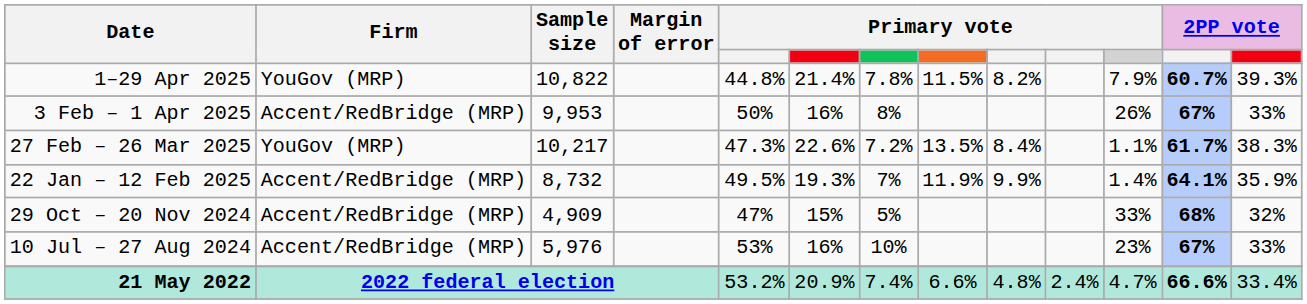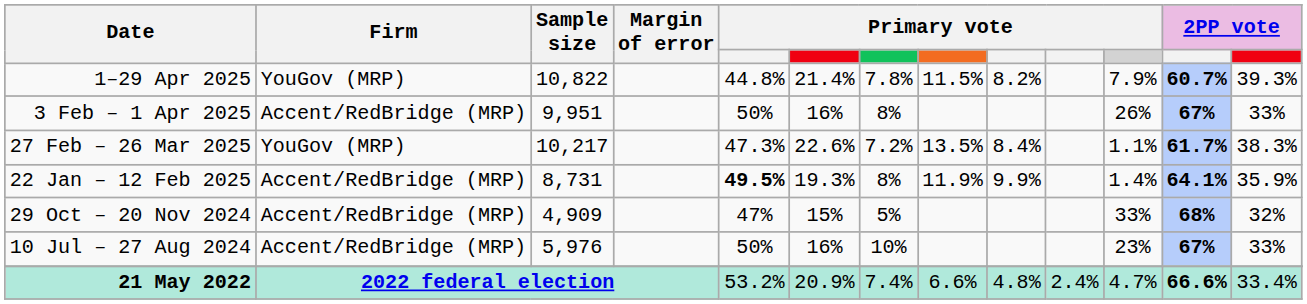(572, 113) 9,953 -> (572, 113) 9,951
(572, 181) 8,732 -> (572, 181) 8,731
(754, 181) normal -> (754, 181) bold
(889, 181) 7% -> (889, 181) 8%
(754, 248) 53% -> (754, 248) 50%
